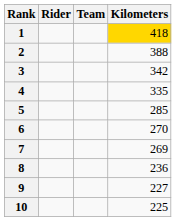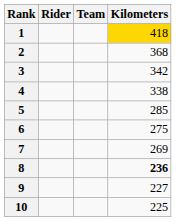(159, 52) 388 -> (159, 52) 368
(159, 91) 335 -> (159, 91) 338
(159, 129) 270 -> (159, 129) 275
(159, 168) normal -> (159, 168) bold
